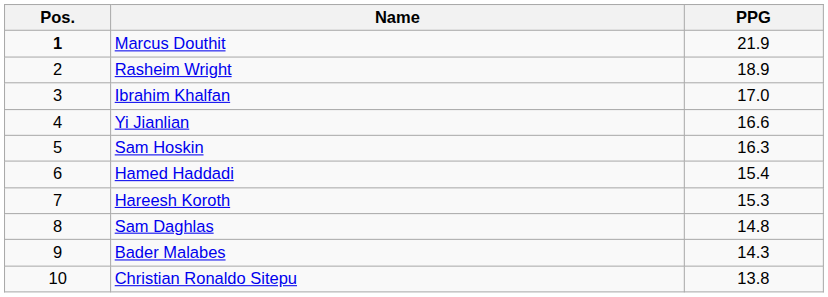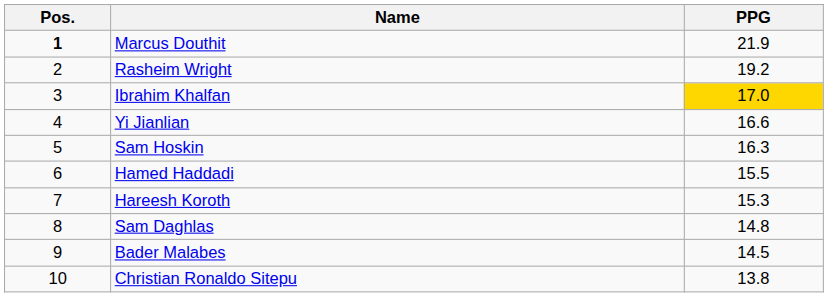(753, 69) 18.9 -> (753, 69) 19.2
(753, 95) no background -> (753, 95) gold background
(753, 174) 15.4 -> (753, 174) 15.5
(753, 252) 14.3 -> (753, 252) 14.5
